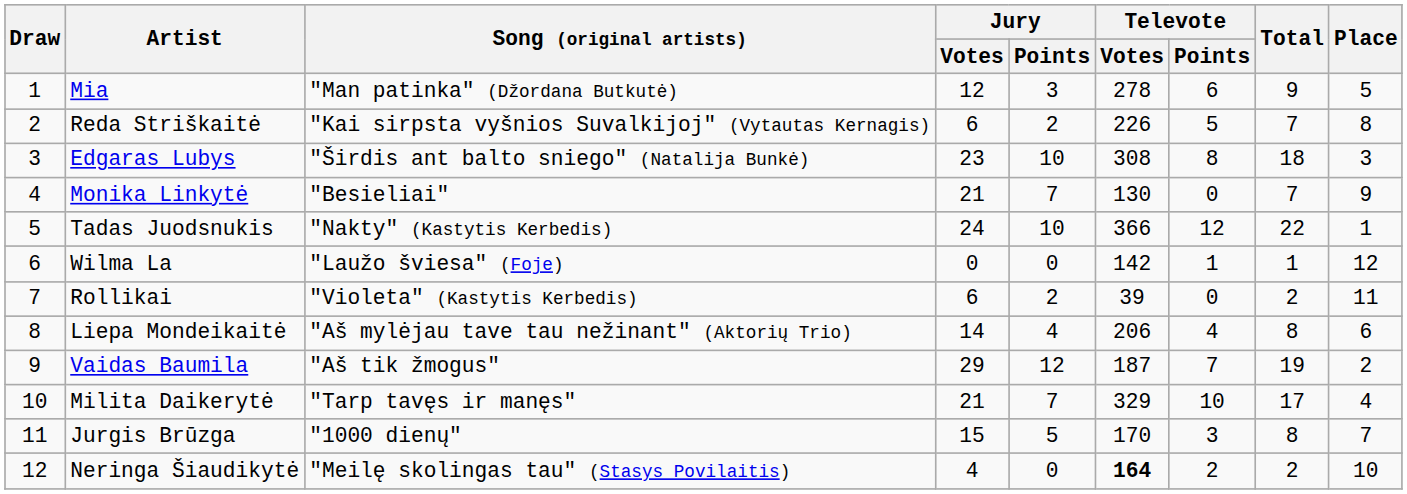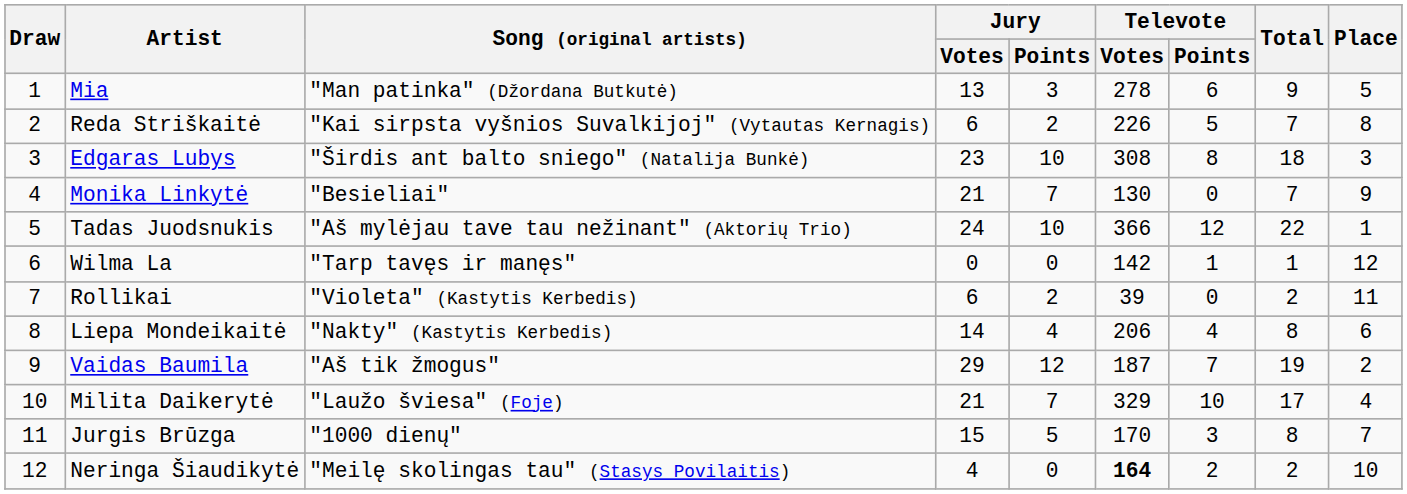(972, 91) 12 -> (972, 91) 13
(461, 229) "Nakty" (Kastytis Kerbedis) -> (580, 229) "Aš mylėjau tave tau nežinant" (Aktorių Trio)
(436, 264) "Laužo šviesa" (Foje) -> (443, 264) "Tarp tavęs ir manęs"
(580, 333) "Aš mylėjau tave tau nežinant" (Aktorių Trio) -> (461, 333) "Nakty" (Kastytis Kerbedis)
(443, 402) "Tarp tavęs ir manęs" -> (436, 402) "Laužo šviesa" (Foje)
